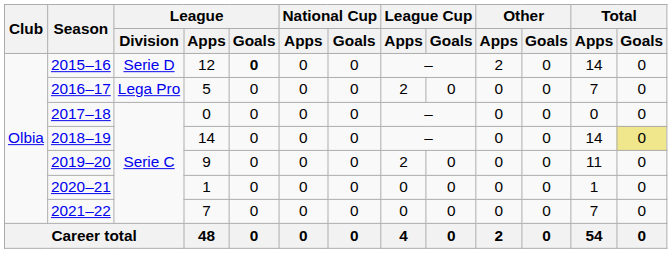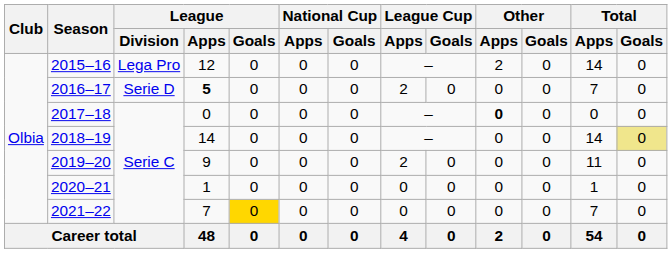(149, 65) Serie D -> (149, 65) Lega Pro
(254, 65) bold -> (254, 65) normal
(149, 89) Lega Pro -> (149, 89) Serie D
(206, 89) normal -> (206, 89) bold
(499, 114) normal -> (499, 114) bold
(254, 211) no background -> (254, 211) gold background
